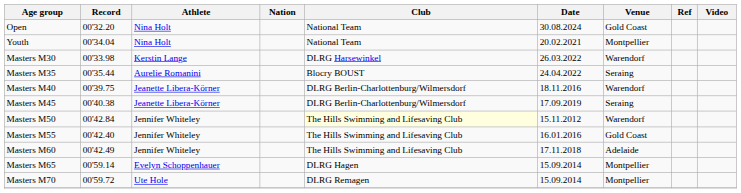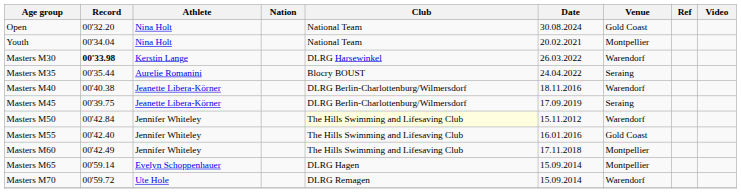(99, 58) normal -> (99, 58) bold
(99, 88) 00'39.75 -> (98, 88) 00'40.38
(99, 104) 00'40.38 -> (98, 104) 00'39.75
(622, 149) Adelaide -> (627, 149) Montpellier
(627, 180) Montpellier -> (625, 180) Warendorf
